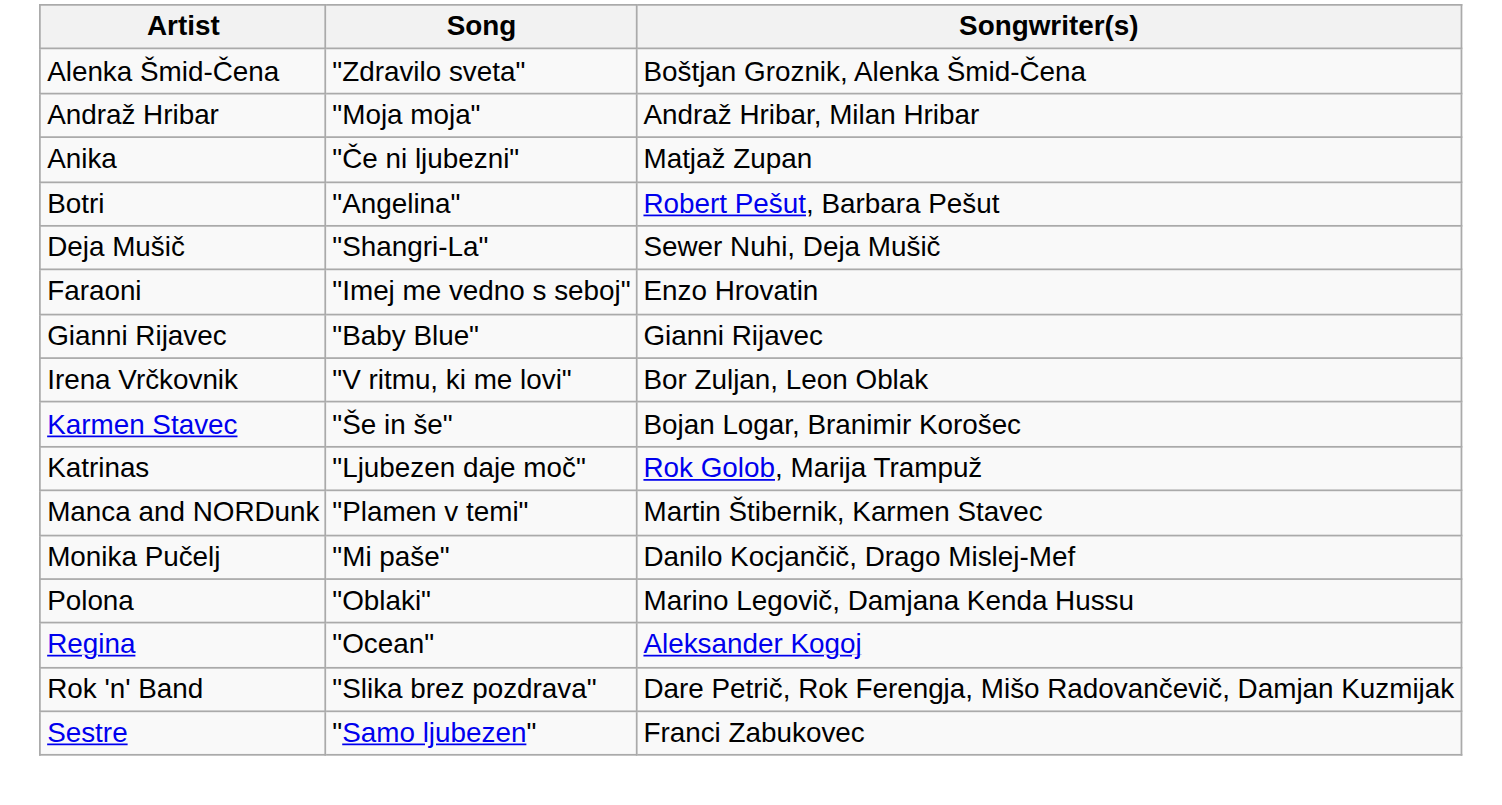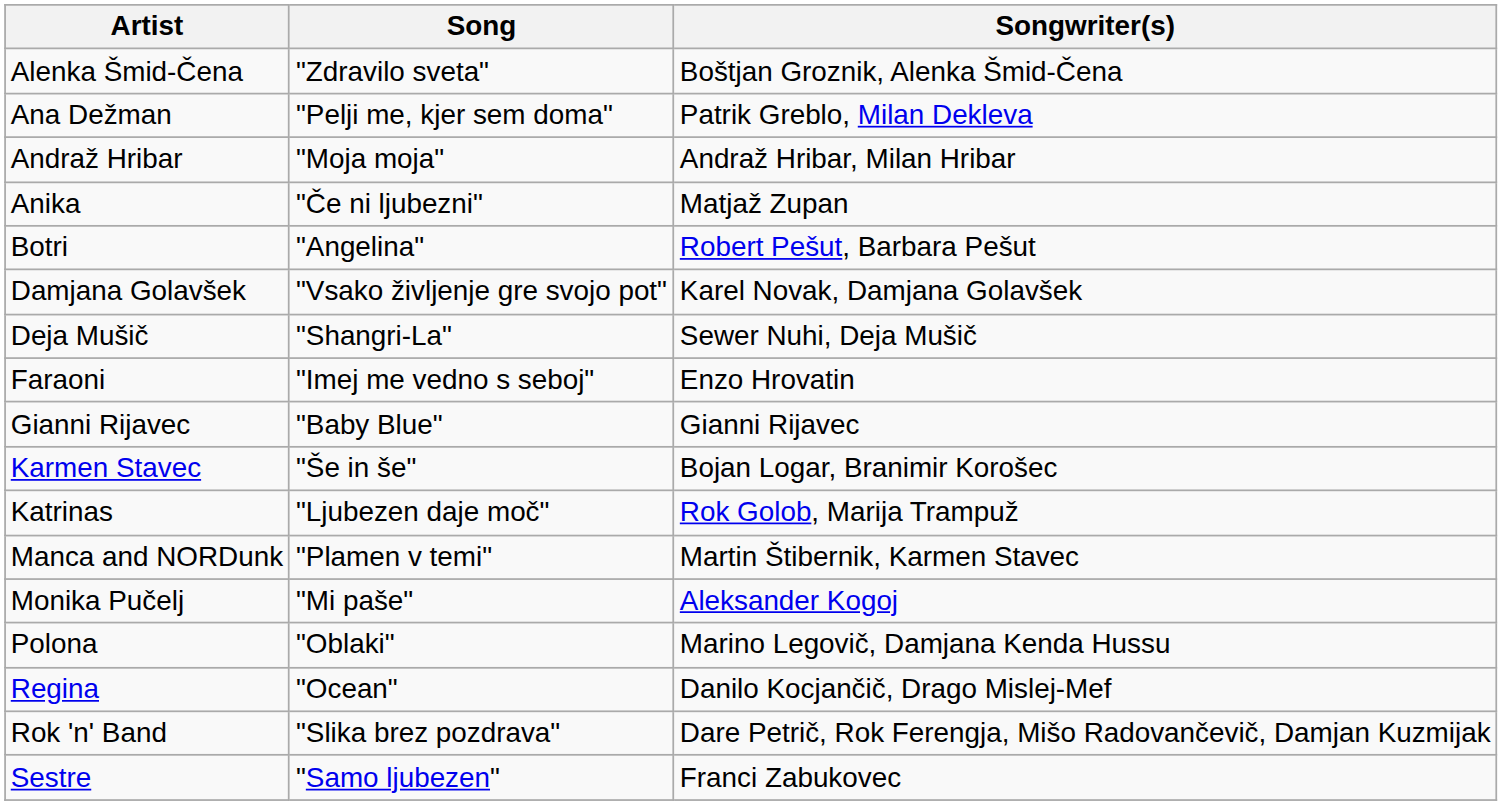+ row: (91, 114)
+ row: (128, 291)
- row: (143, 379)
(859, 556) Danilo Kocjančič, Drago Mislej-Mef -> (789, 600) Aleksander Kogoj
(753, 644) Aleksander Kogoj -> (896, 688) Danilo Kocjančič, Drago Mislej-Mef
